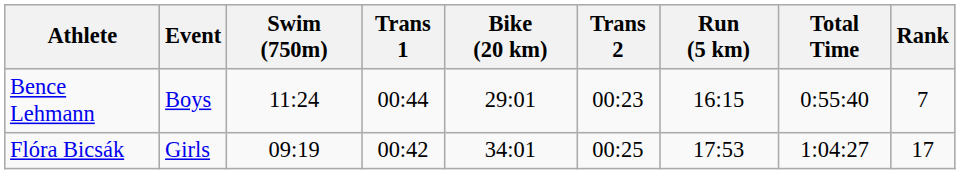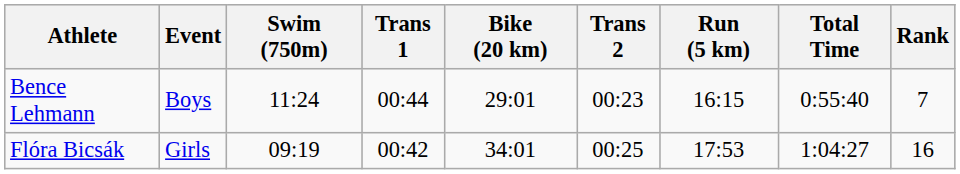(923, 150) 17 -> (923, 150) 16
